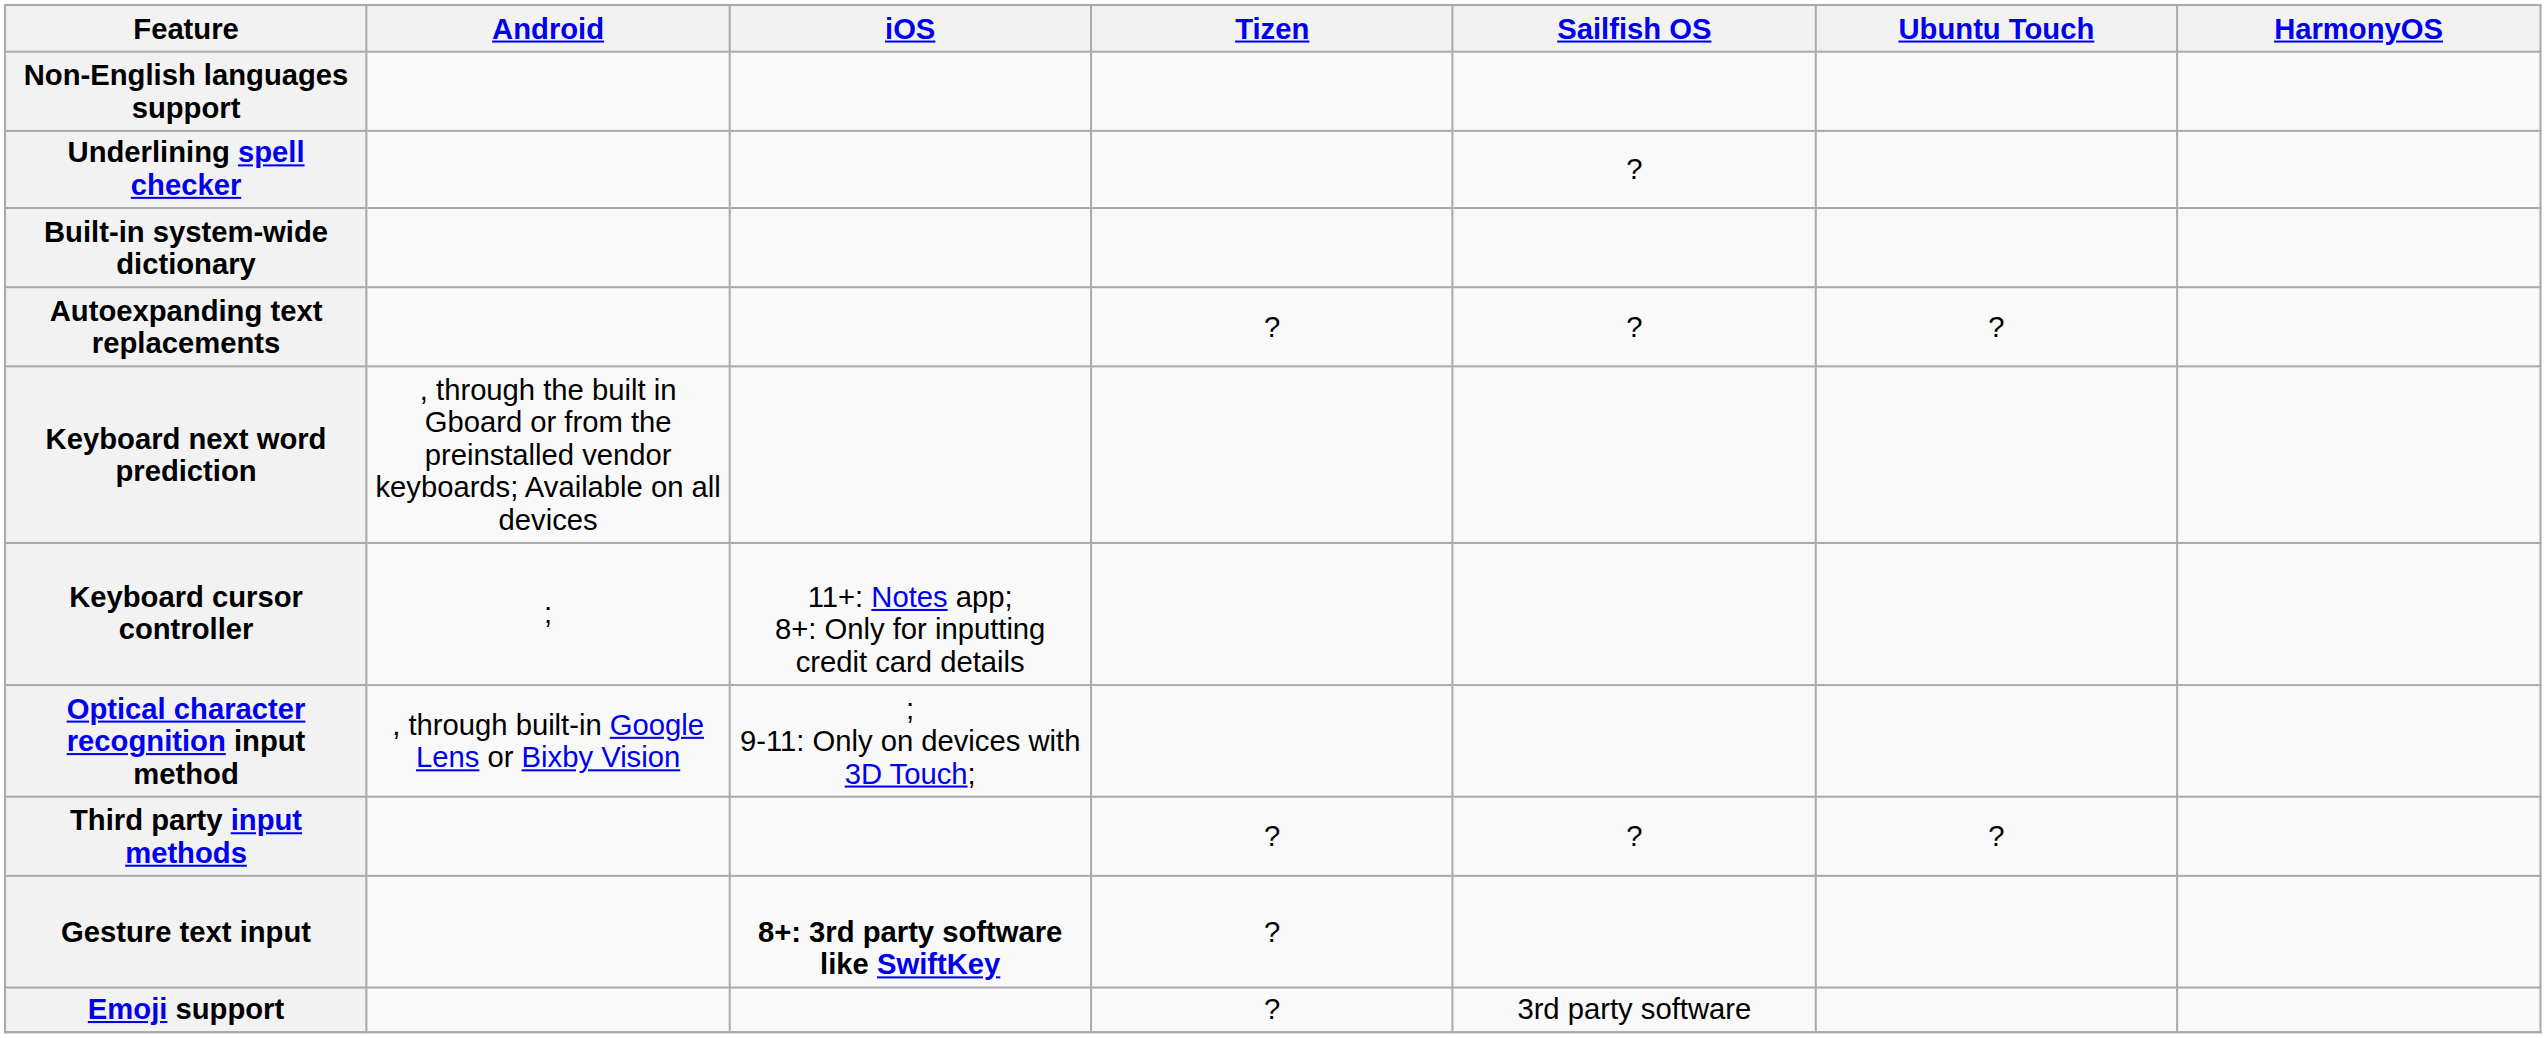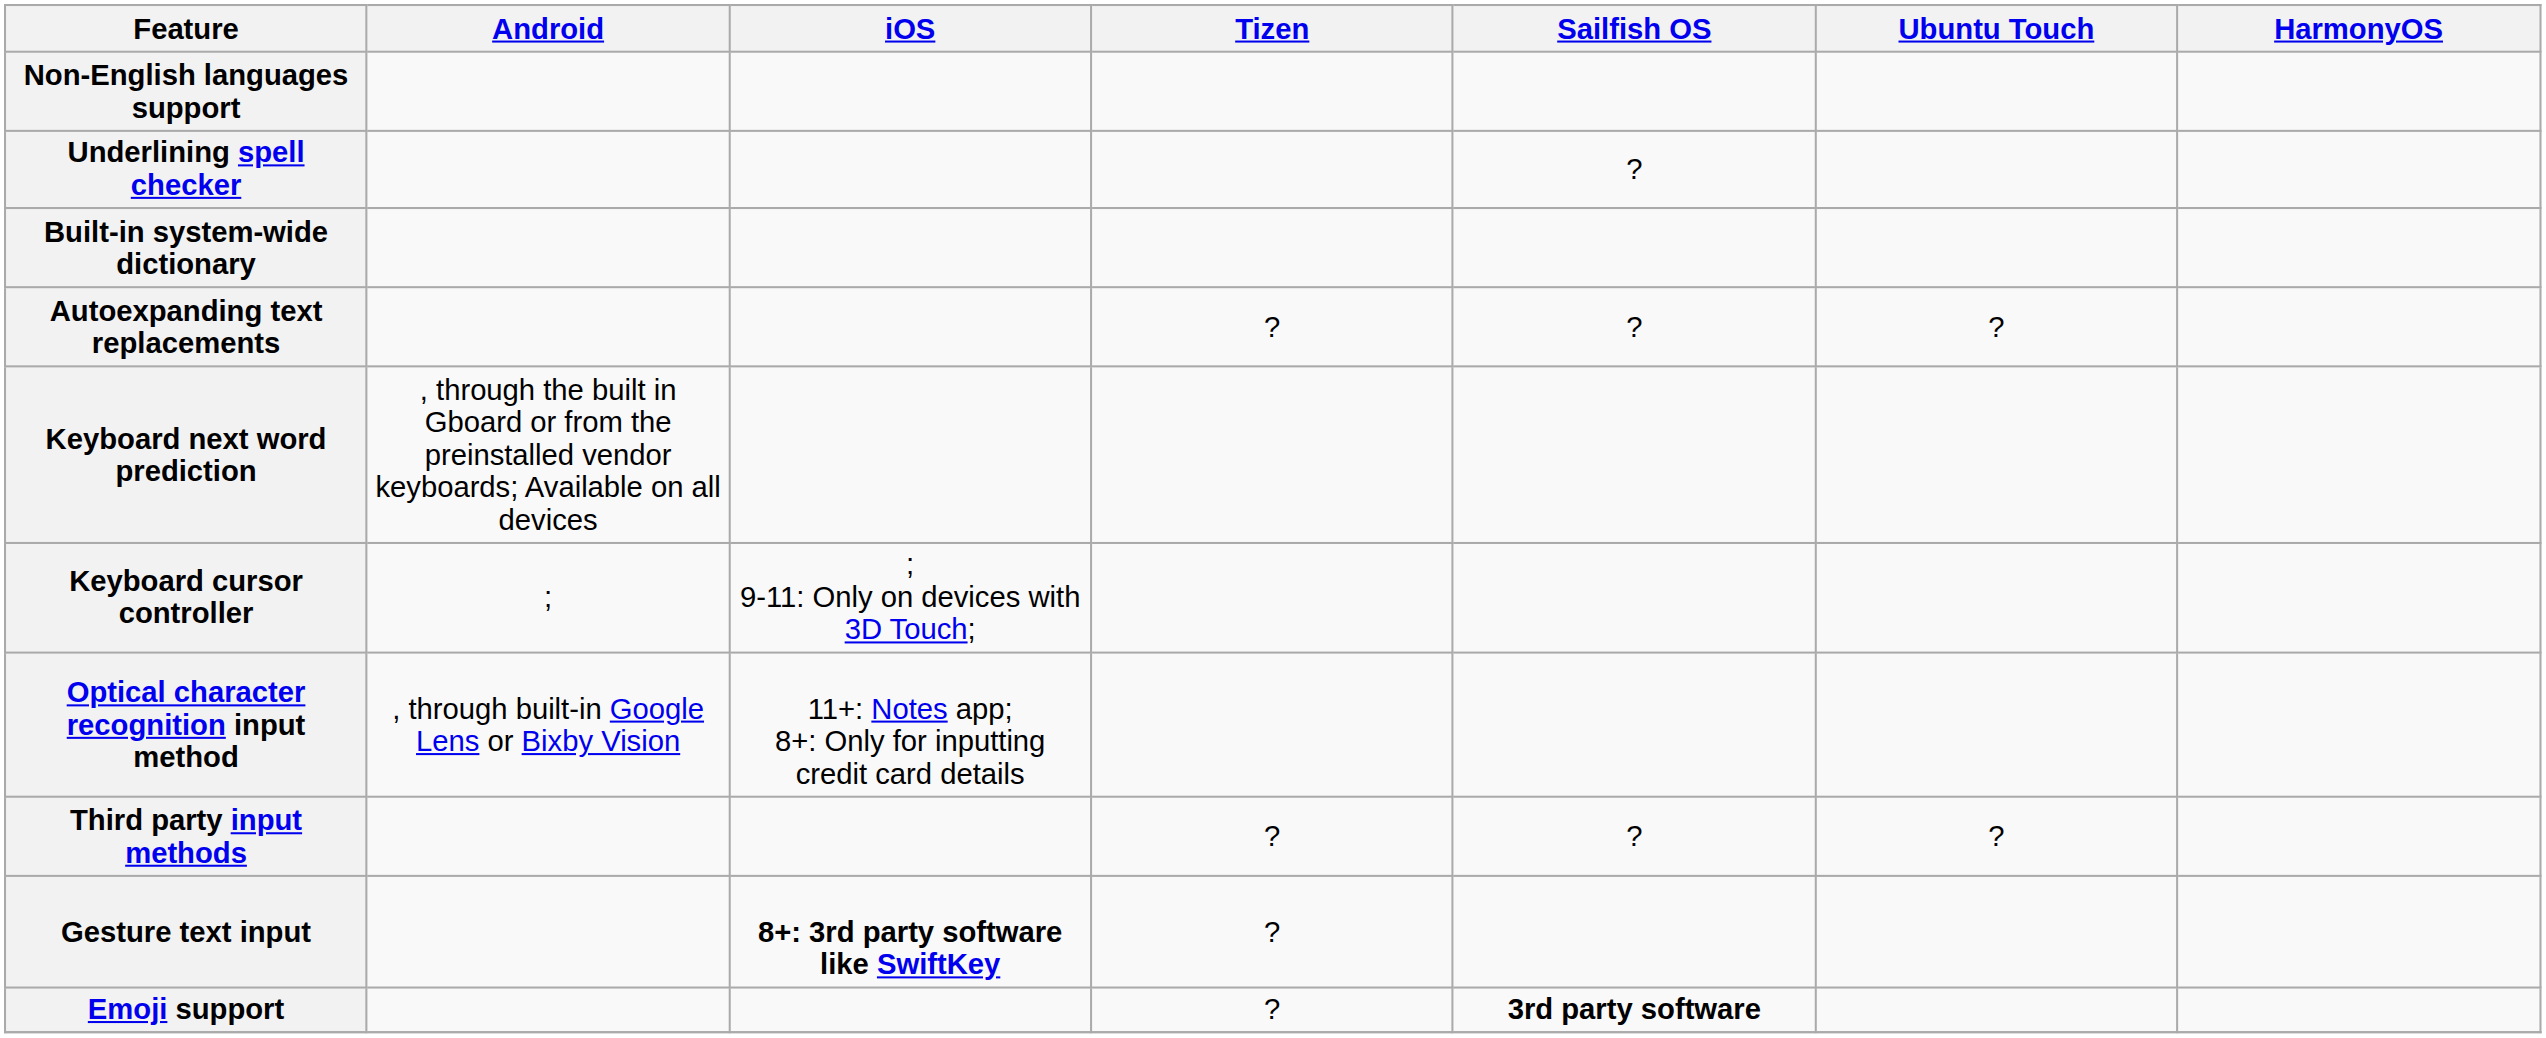(910, 630) 11+: Notes app; 8+: Only for inputting credit card details -> (910, 598) ; 9-11: Only on devices with 3D Touch;
(910, 742) ; 9-11: Only on devices with 3D Touch; -> (910, 742) 11+: Notes app; 8+: Only for inputting credit card details
(1634, 1010) normal -> (1634, 1010) bold
